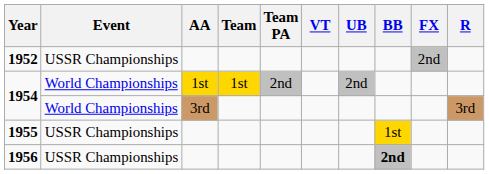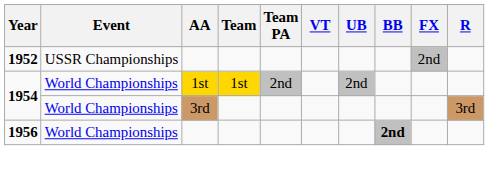- row: (23, 132)
(111, 157) USSR Championships -> (111, 132) World Championships
